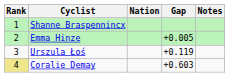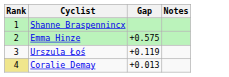- column: (144, 11)
(178, 38) +0.005 -> (144, 38) +0.575
(178, 65) +0.603 -> (144, 65) +0.013
